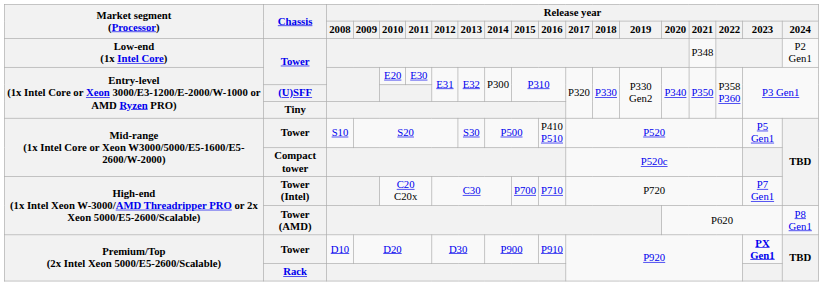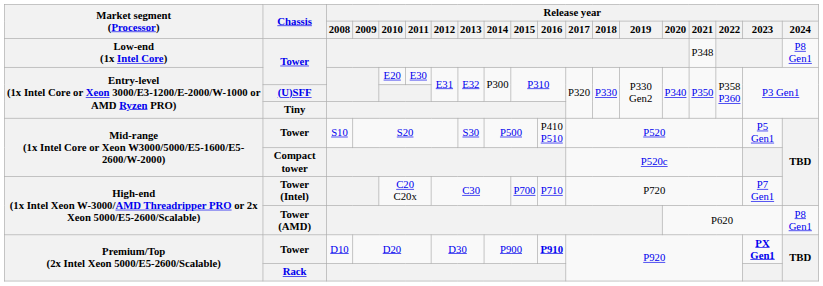(800, 53) P2 Gen1 -> (800, 53) P8 Gen1
(552, 249) normal -> (552, 249) bold
